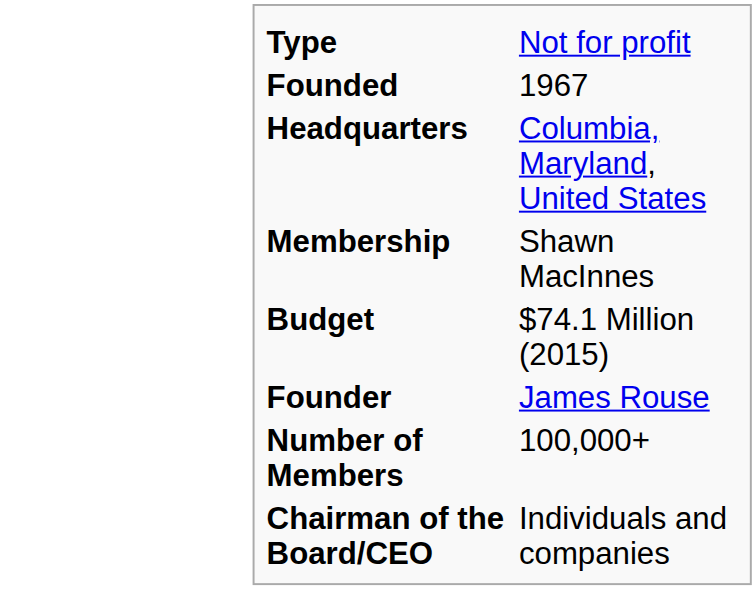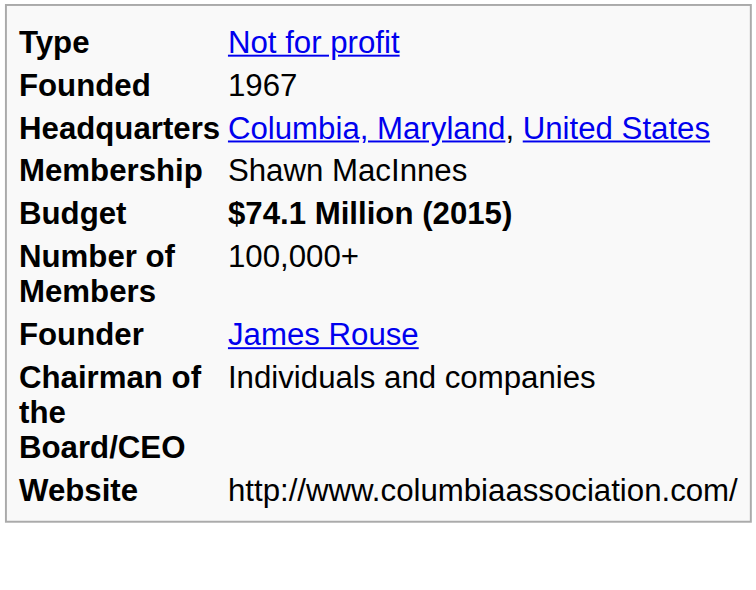(607, 337) normal -> (370, 214) bold
rows swapped: (345, 458) <-> (329, 397)
+ row: (79, 491)
